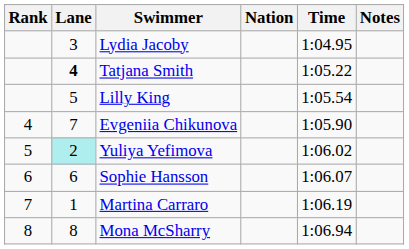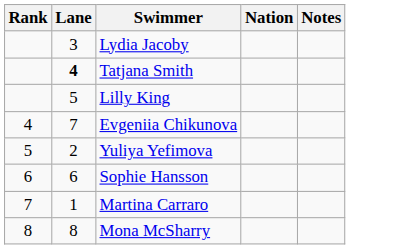- column: (327, 17)
(74, 151) paleturquoise background -> (74, 151) no background
